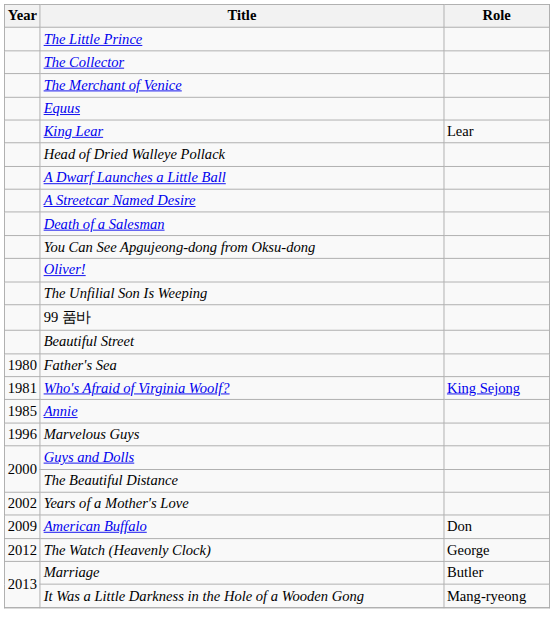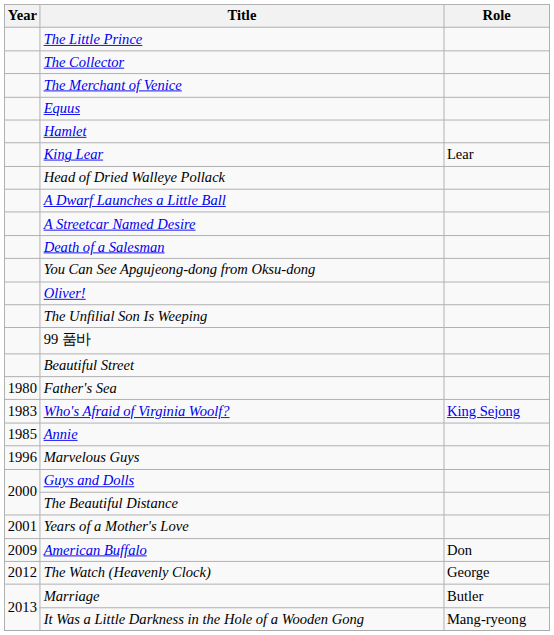+ row: (65, 131)
(22, 388) 1981 -> (22, 411) 1983
(22, 503) 2002 -> (22, 526) 2001
